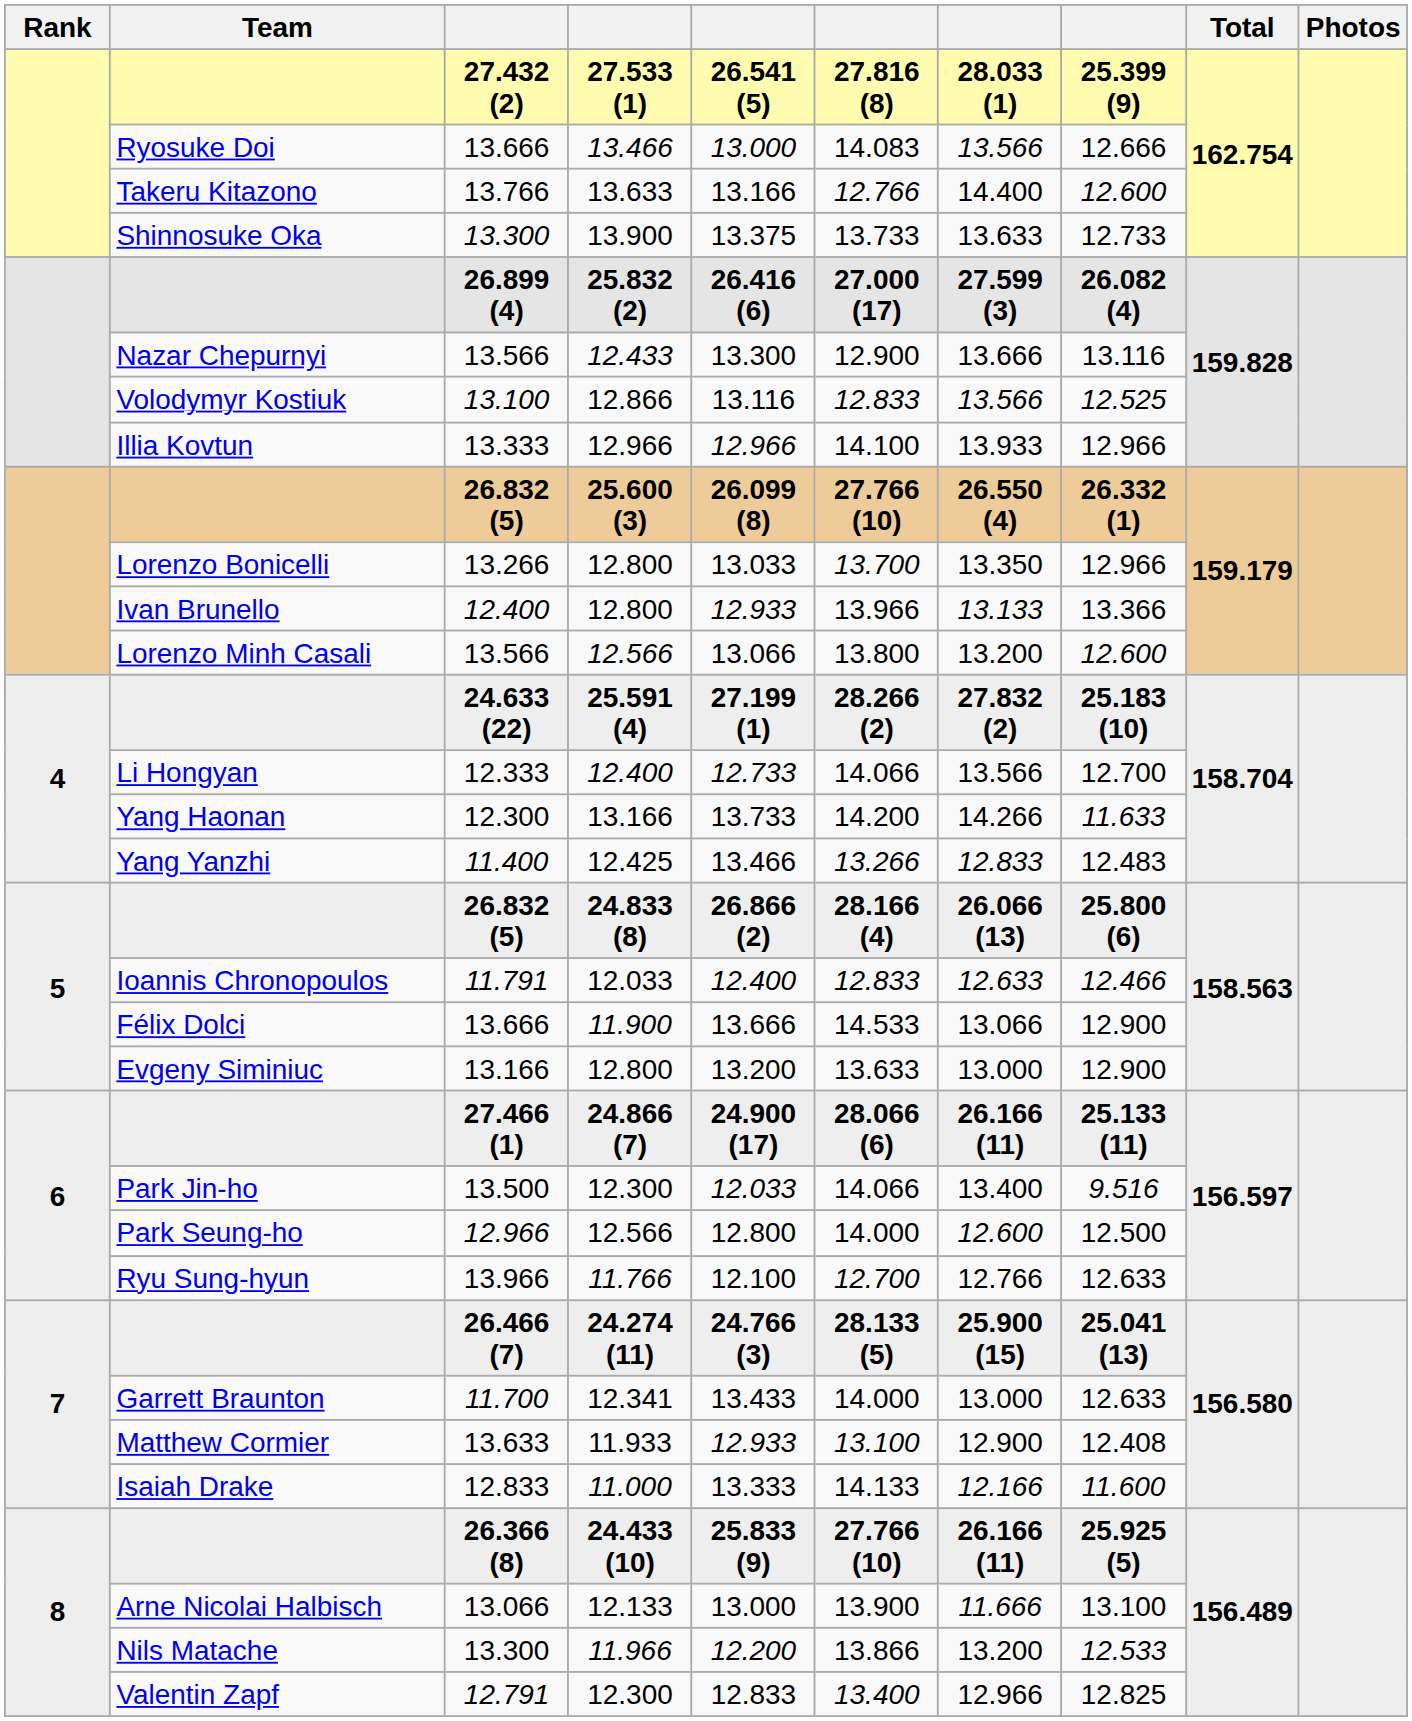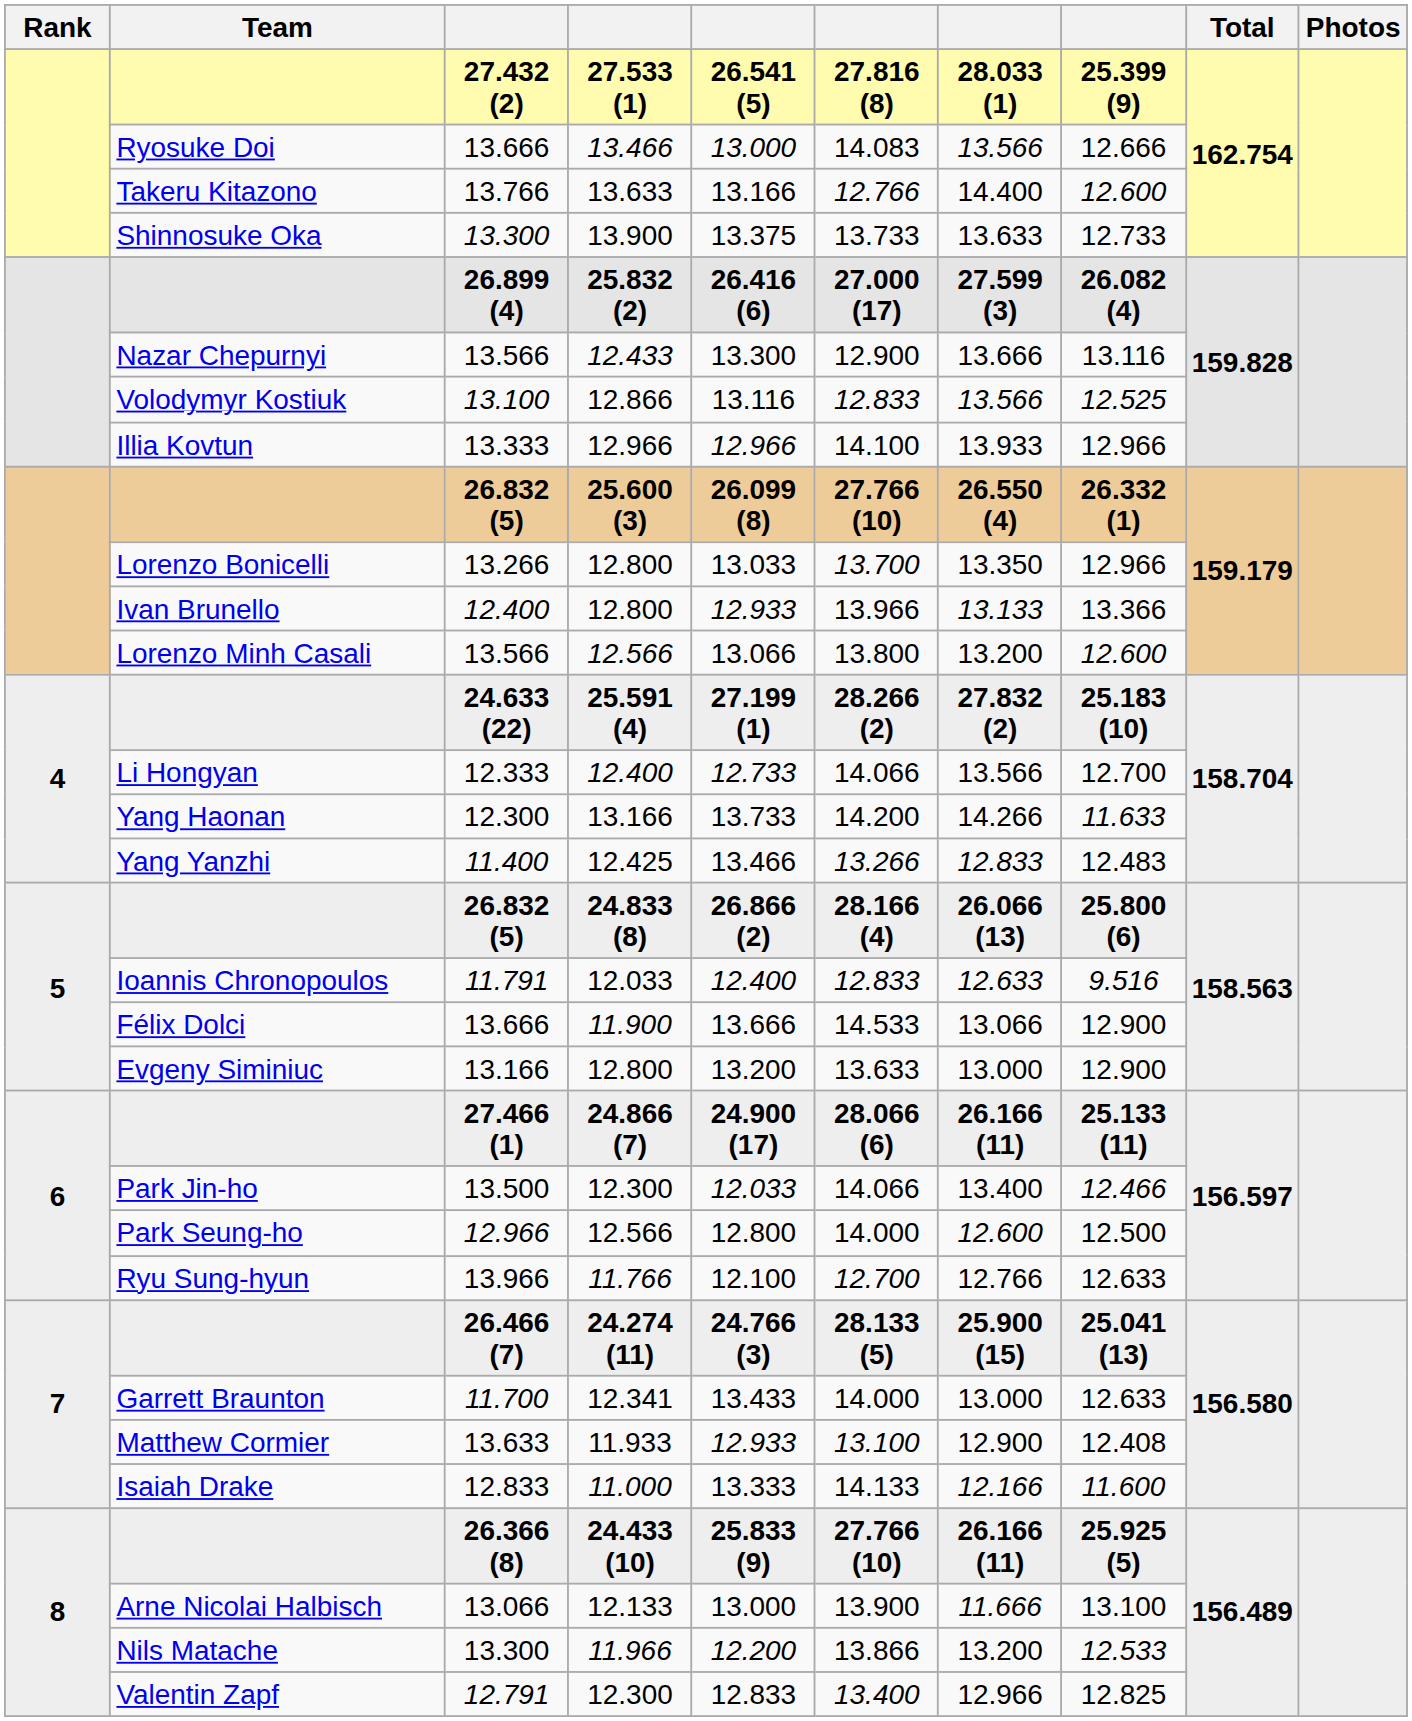(1124, 981) 12.466 -> (1124, 981) 9.516
(1124, 1189) 9.516 -> (1124, 1189) 12.466
